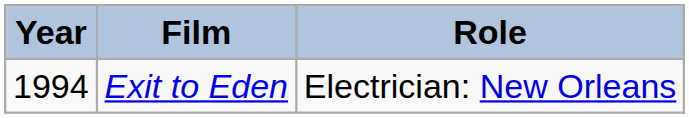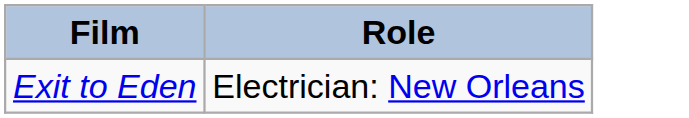- column: (51, 32)
